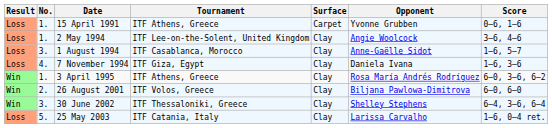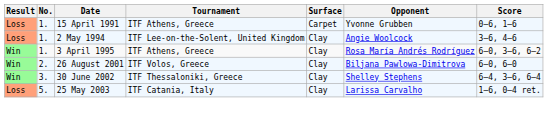- row: (88, 50)
- row: (93, 64)
